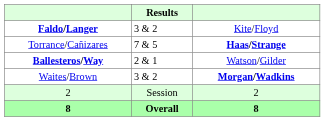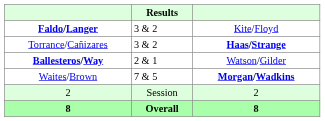(146, 44) 7 & 5 -> (146, 44) 3 & 2
(146, 76) 3 & 2 -> (146, 76) 7 & 5
